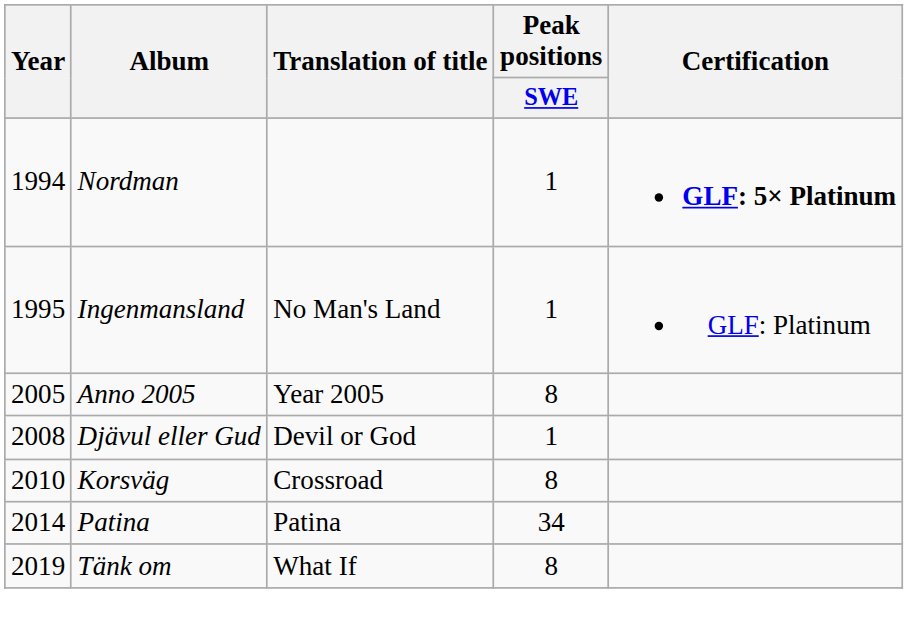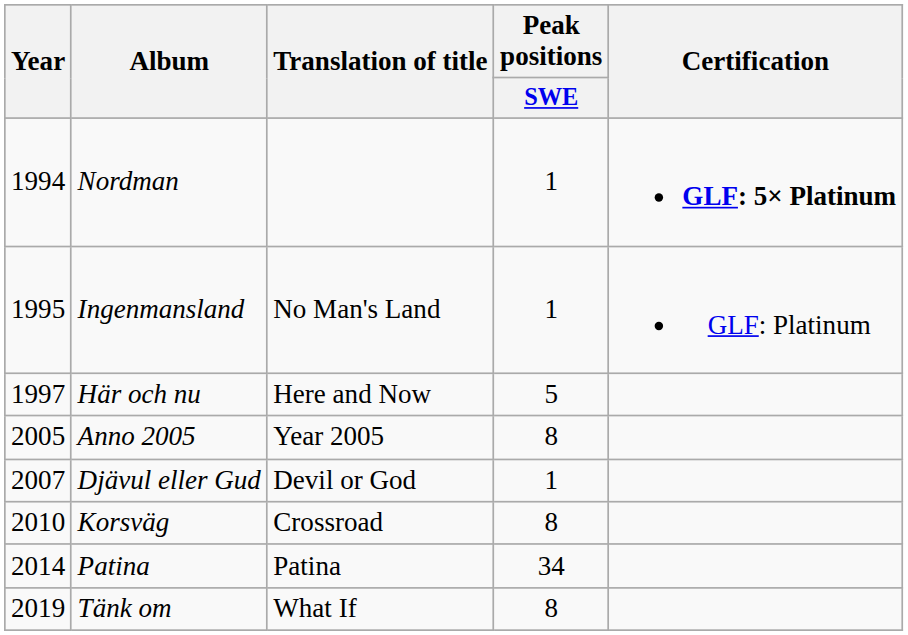+ row: (139, 394)
(38, 437) 2008 -> (38, 479) 2007
